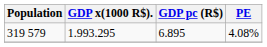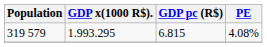(172, 32) 6.895 -> (172, 32) 6.815
